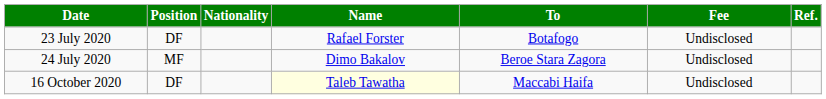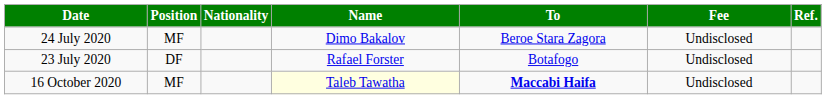rows swapped: (76, 38) <-> (76, 60)
(174, 83) DF -> (174, 83) MF
(553, 83) normal -> (553, 83) bold
